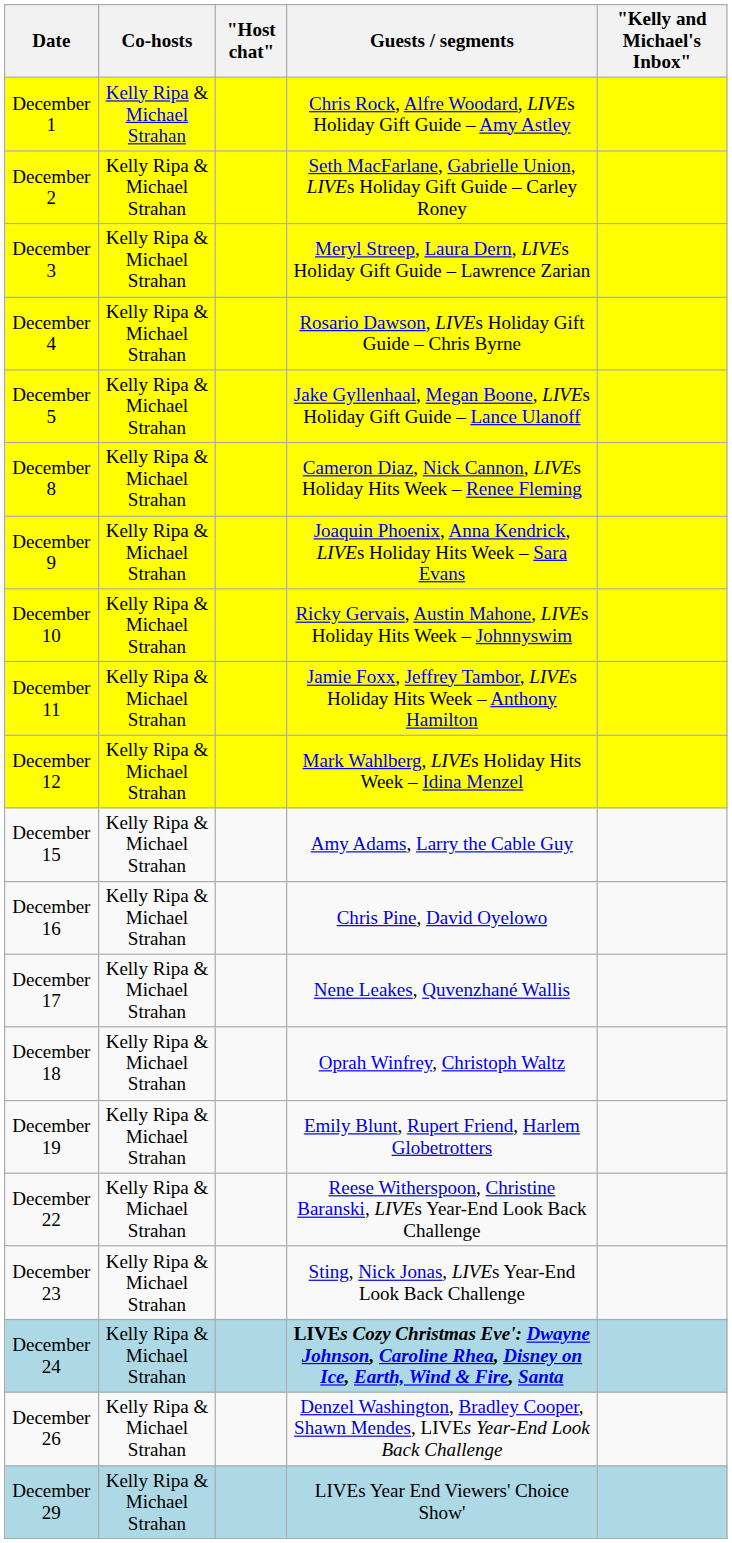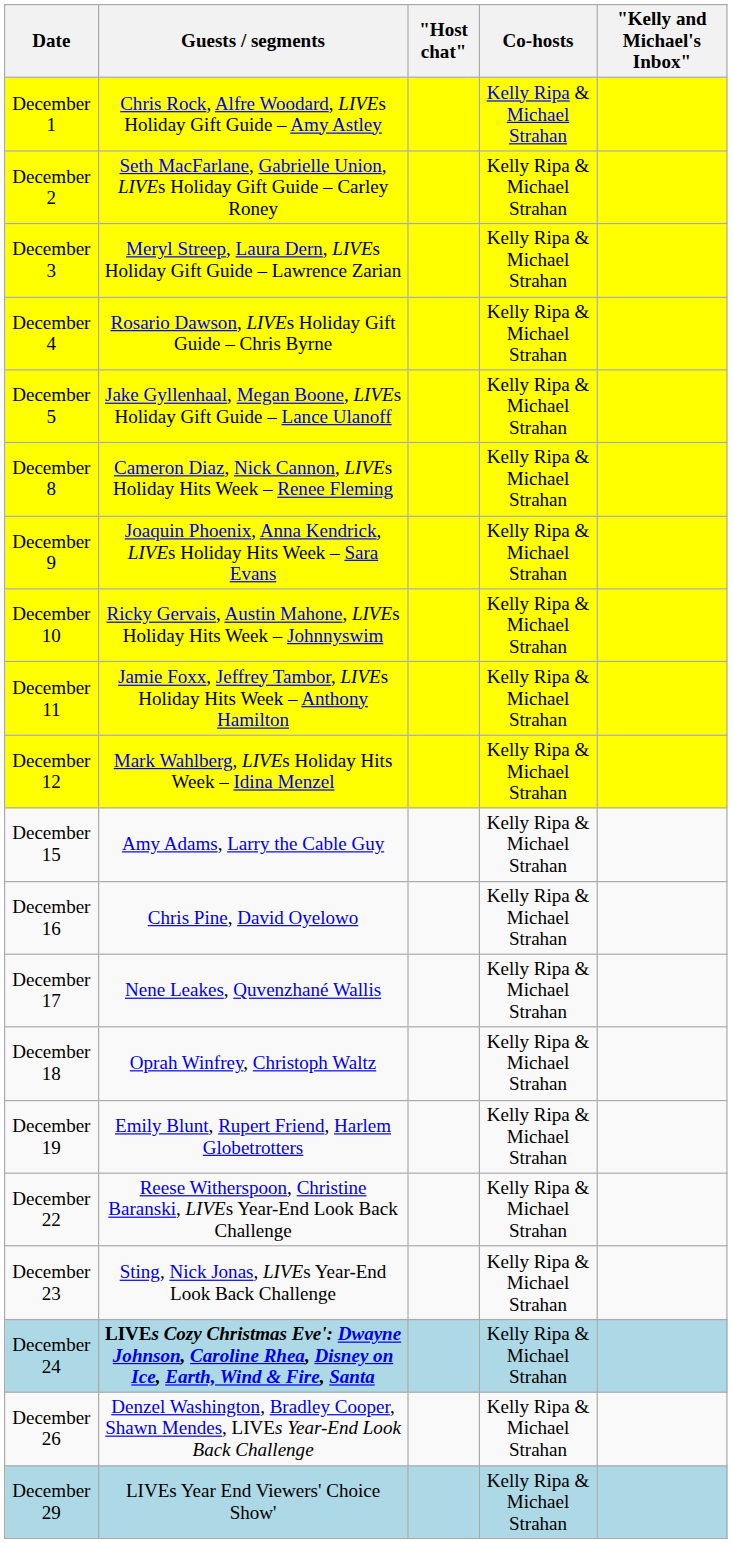columns swapped: (157, 41) <-> (442, 41)
